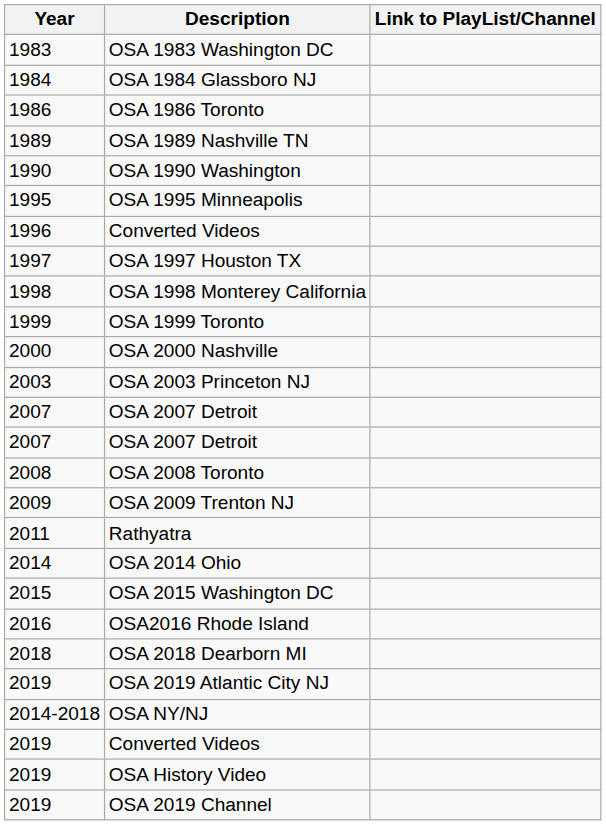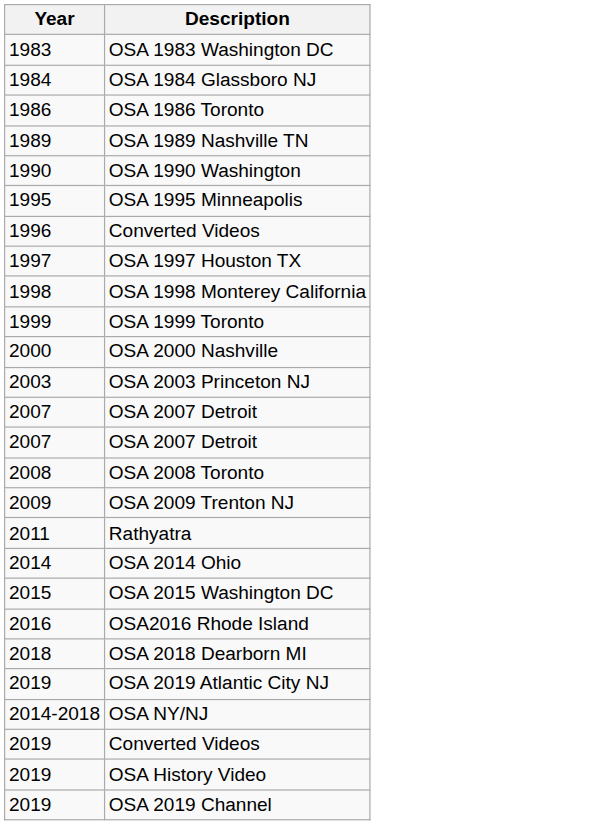- column: (485, 19)
